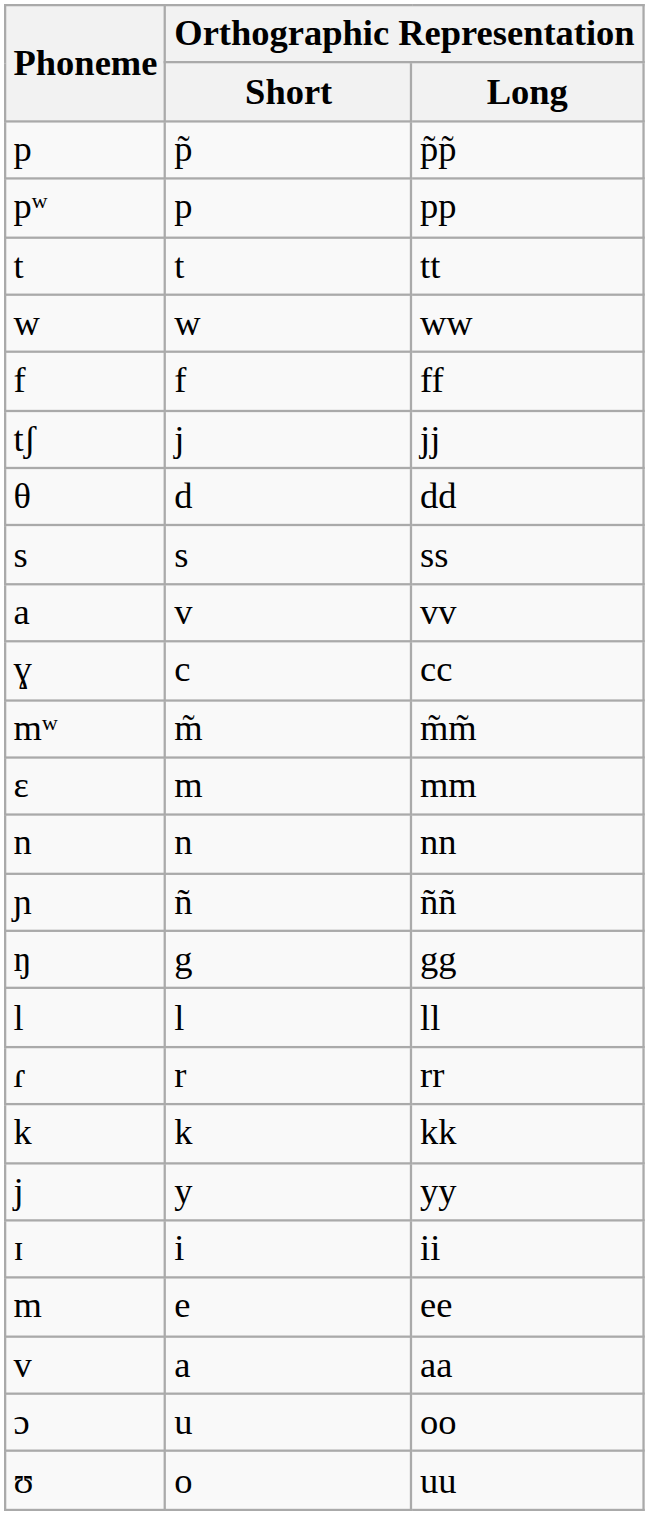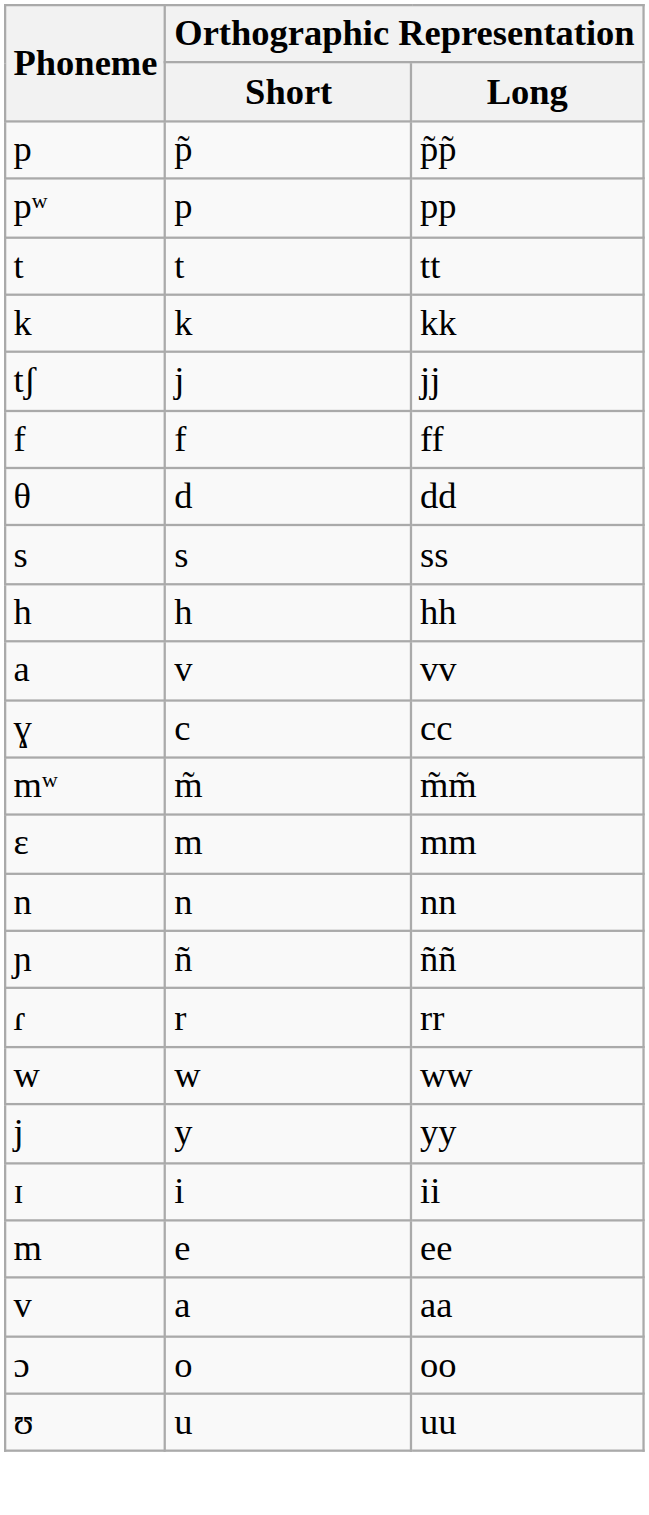rows swapped: (438, 1132) <-> (446, 322)
rows swapped: (430, 438) <-> (432, 380)
+ row: (438, 611)
- row: (438, 959)
- row: (430, 1016)
(183, 1421) u -> (183, 1364) o
(183, 1479) o -> (183, 1421) u
